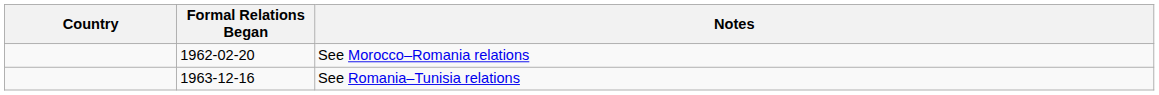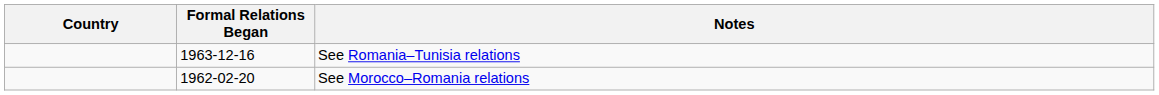rows swapped: (424, 55) <-> (419, 78)
